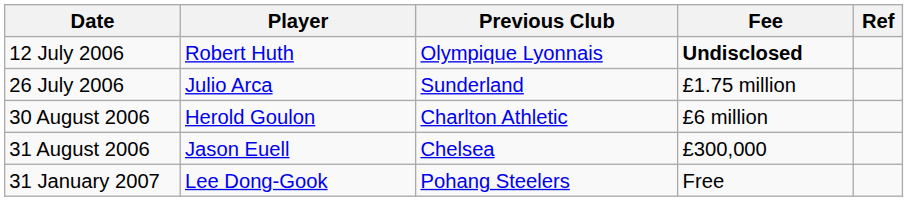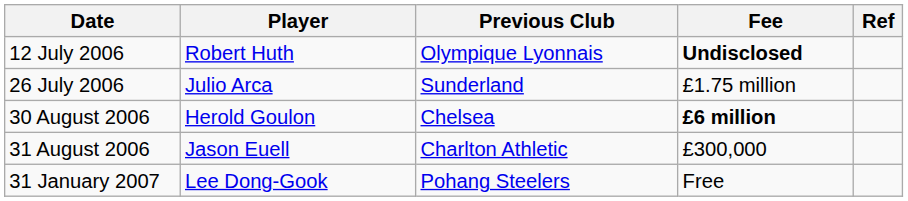(494, 117) Charlton Athletic -> (458, 117) Chelsea
(725, 117) normal -> (729, 117) bold
(458, 149) Chelsea -> (494, 149) Charlton Athletic
